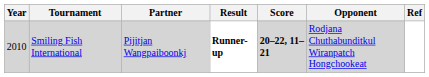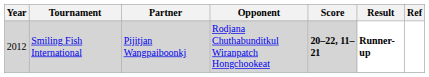columns swapped: (356, 13) <-> (234, 13)
(17, 47) 2010 -> (17, 47) 2012
